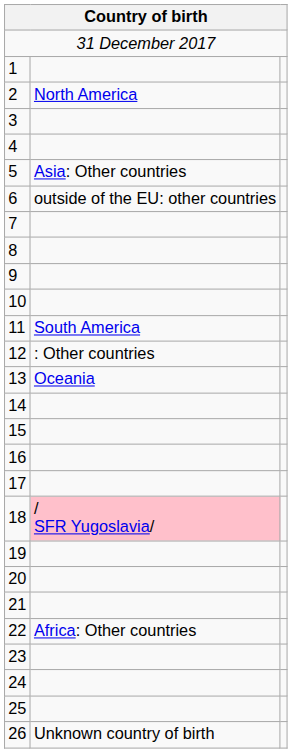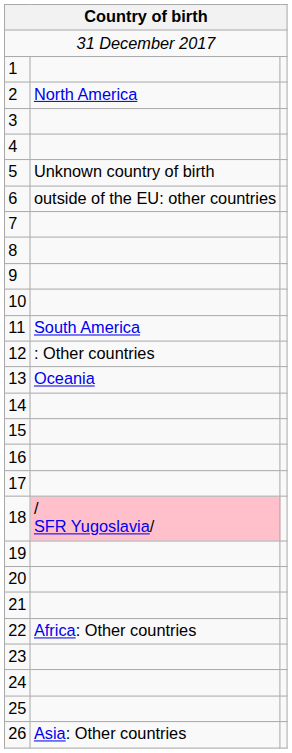(110, 172) Asia: Other countries -> (124, 172) Unknown country of birth
(124, 734) Unknown country of birth -> (110, 734) Asia: Other countries
